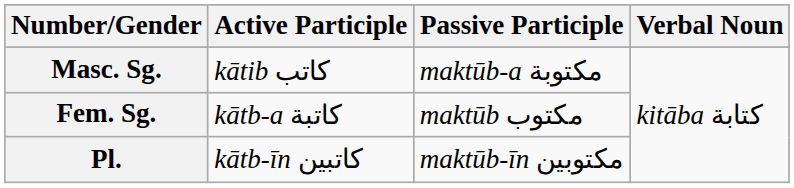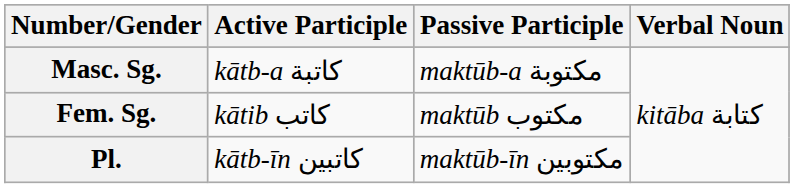(273, 70) kātib كاتب -> (278, 70) kātb-a كاتبة
(278, 115) kātb-a كاتبة -> (273, 115) kātib كاتب
